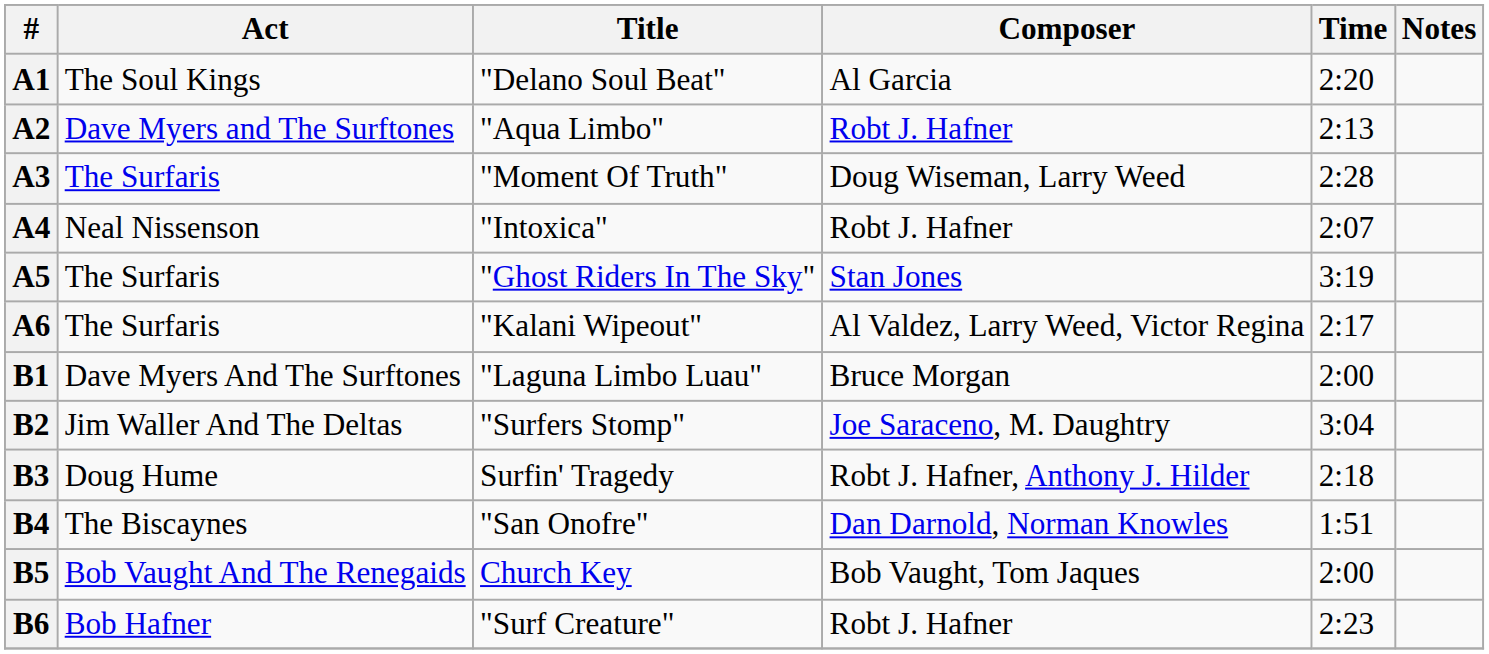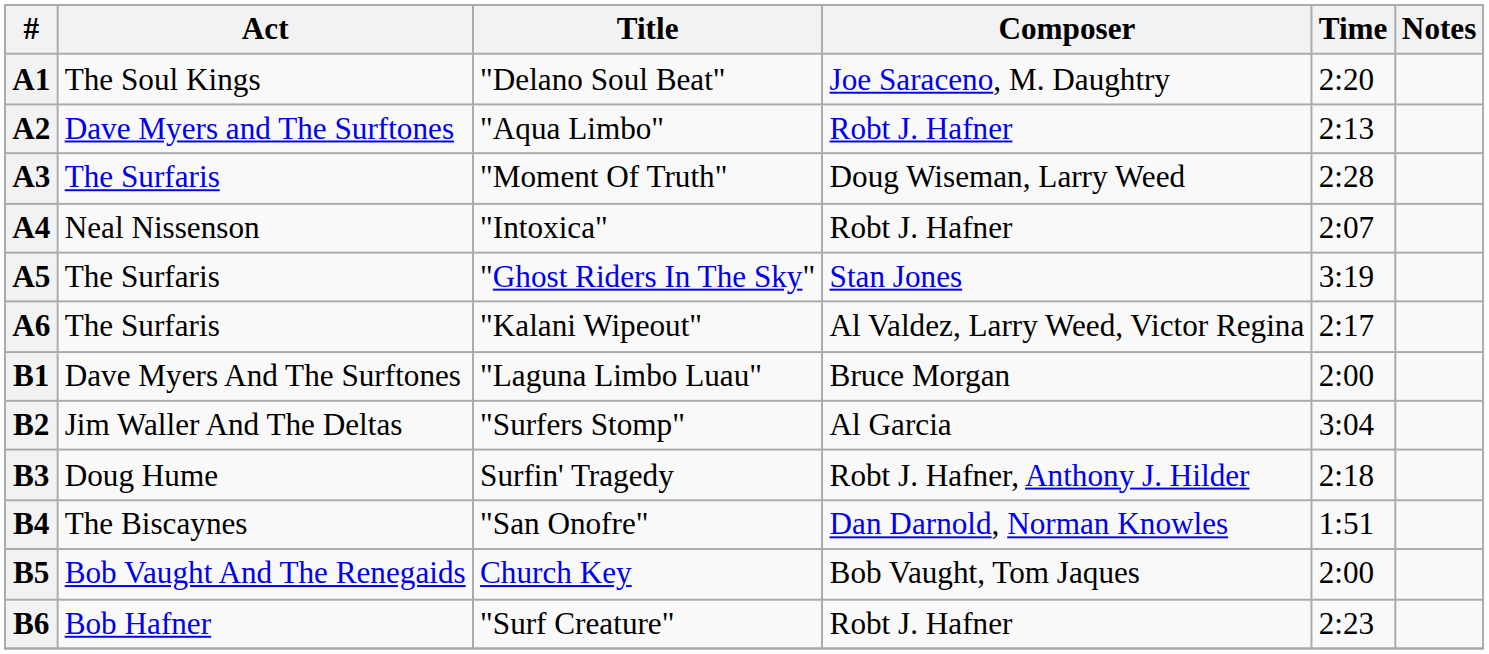(891, 78) Al Garcia -> (1000, 78) Joe Saraceno, M. Daughtry
(1000, 425) Joe Saraceno, M. Daughtry -> (891, 425) Al Garcia
